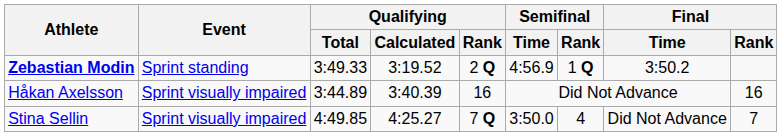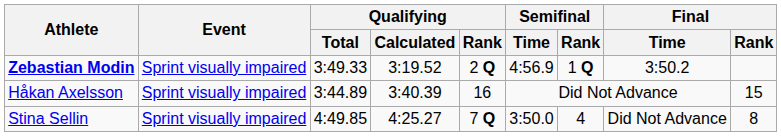(195, 67) Sprint standing -> (224, 67) Sprint visually impaired
(754, 93) 16 -> (754, 93) 15
(754, 118) 7 -> (754, 118) 8
